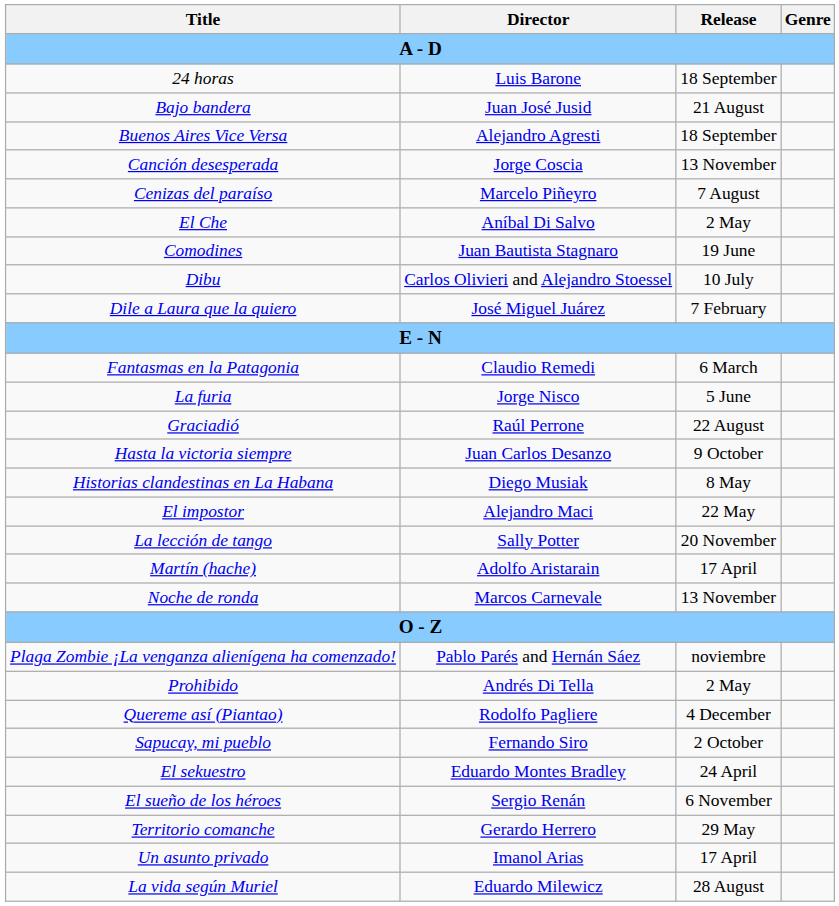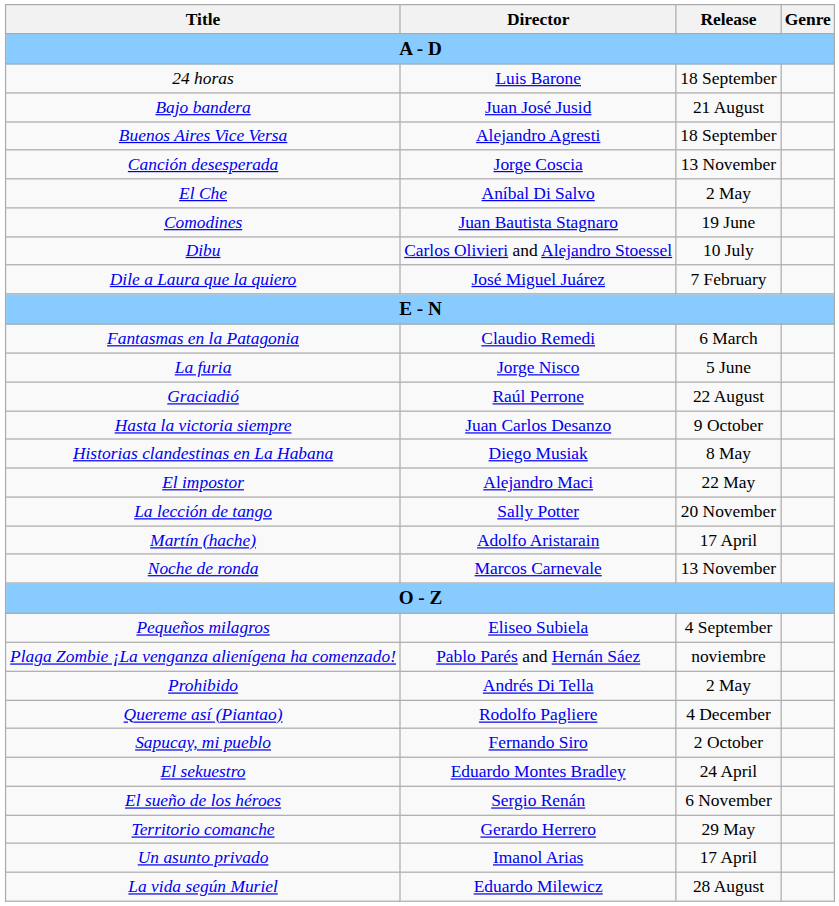- row: (203, 193)
+ row: (203, 628)
